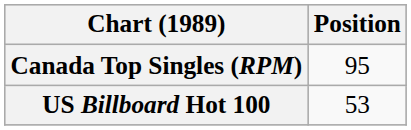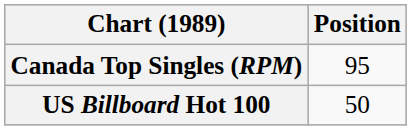(357, 104) 53 -> (357, 104) 50
